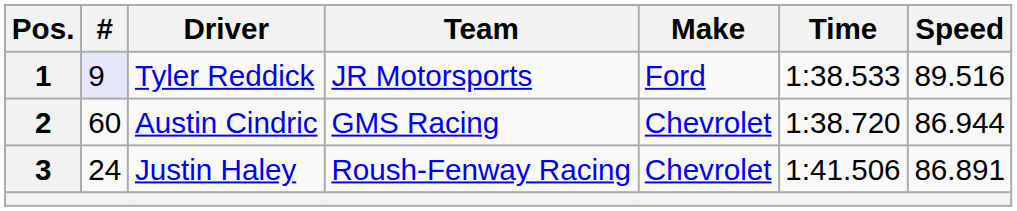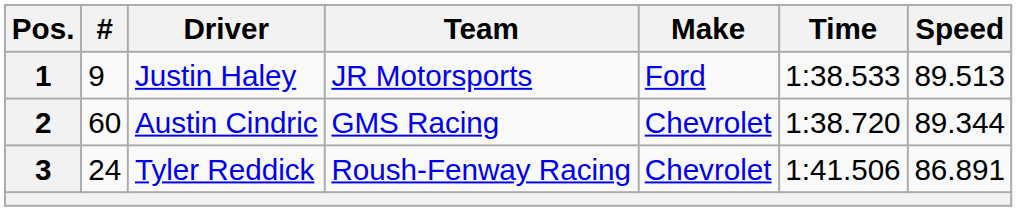(96, 76) lavender background -> (96, 76) no background
(225, 76) Tyler Reddick -> (216, 76) Justin Haley
(960, 76) 89.516 -> (960, 76) 89.513
(960, 122) 86.944 -> (960, 122) 89.344
(216, 169) Justin Haley -> (225, 169) Tyler Reddick
